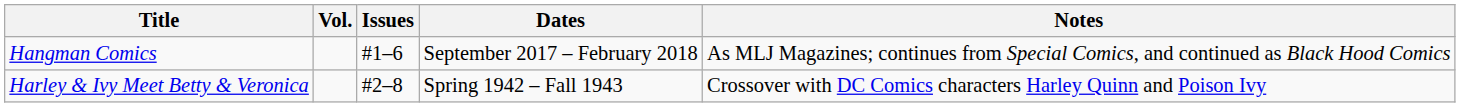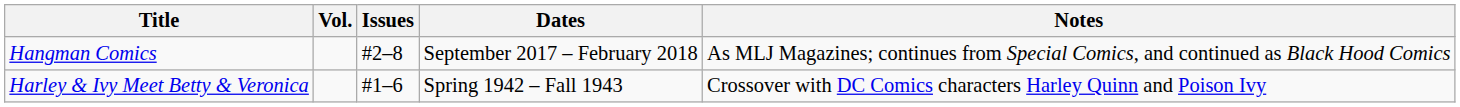(382, 53) #1–6 -> (382, 53) #2–8
(382, 85) #2–8 -> (382, 85) #1–6
